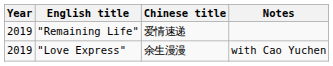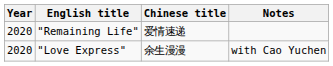(20, 31) 2019 -> (20, 31) 2020
(20, 51) 2019 -> (20, 51) 2020
